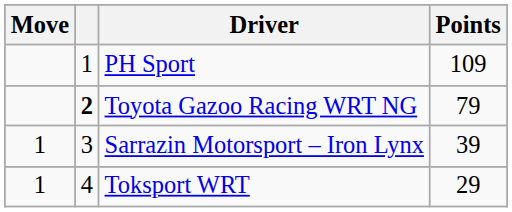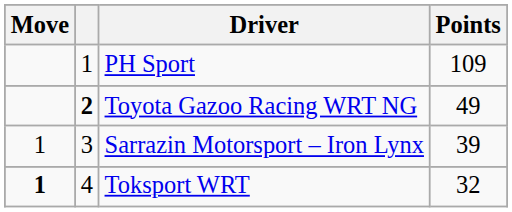(468, 105) 79 -> (468, 105) 49
(40, 185) normal -> (40, 185) bold
(468, 185) 29 -> (468, 185) 32
